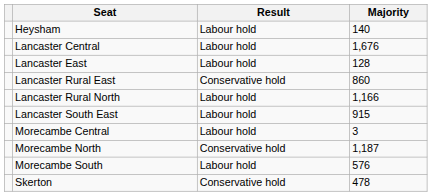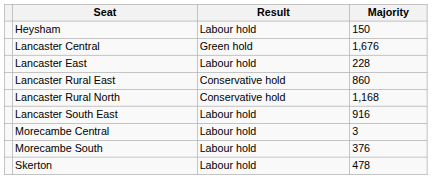(361, 30) 140 -> (361, 30) 150
(228, 47) Labour hold -> (226, 47) Green hold
(361, 64) 128 -> (361, 64) 228
(228, 98) Labour hold -> (243, 98) Conservative hold
(366, 98) 1,166 -> (366, 98) 1,168
(361, 115) 915 -> (361, 115) 916
- row: (58, 149)
(361, 166) 576 -> (361, 149) 376
(243, 183) Conservative hold -> (228, 166) Labour hold
